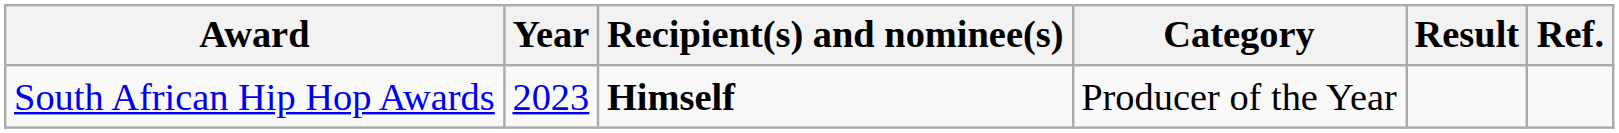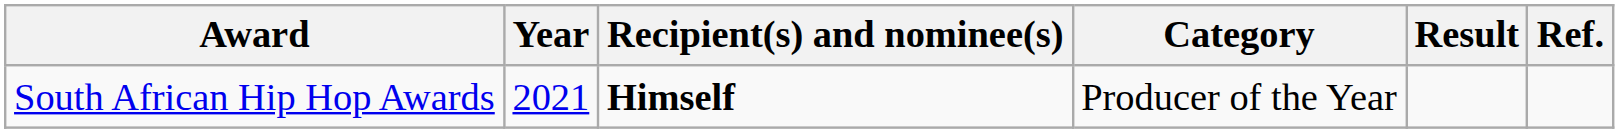(551, 95) 2023 -> (551, 95) 2021
